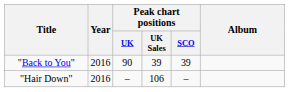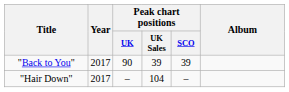(100, 63) 2016 -> (100, 63) 2017
(100, 78) 2016 -> (100, 78) 2017
(157, 78) 106 -> (157, 78) 104
